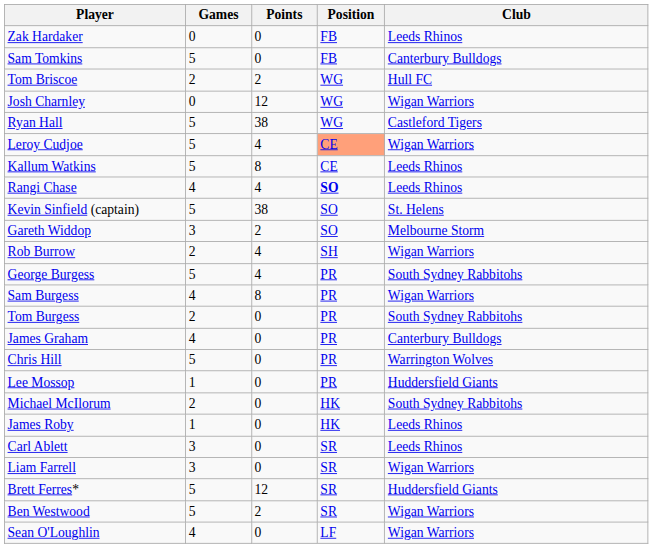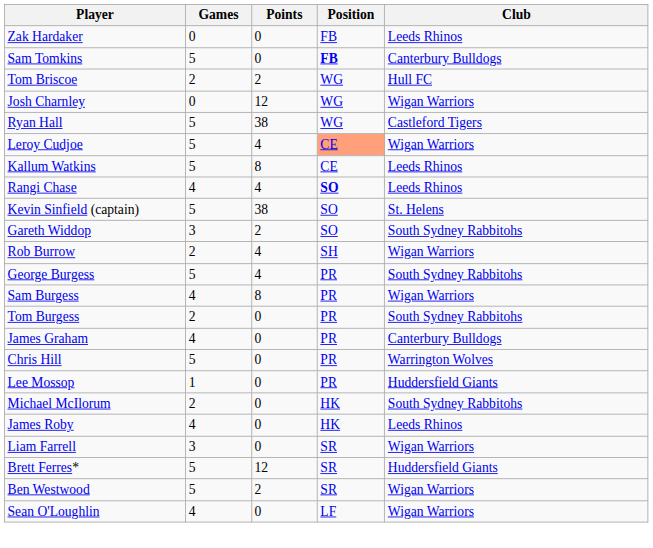(329, 58) normal -> (329, 58) bold
(436, 230) Melbourne Storm -> (455, 230) South Sydney Rabbitohs
(192, 425) 1 -> (192, 425) 4
- row: (38, 446)
